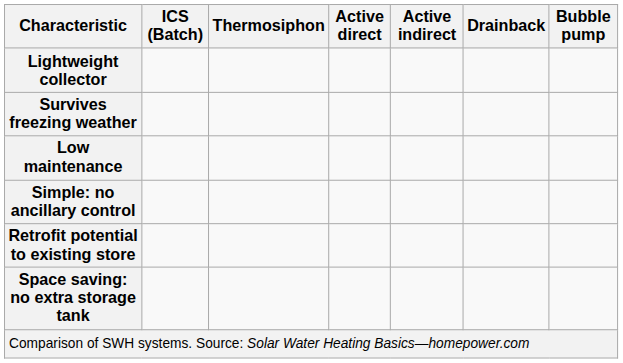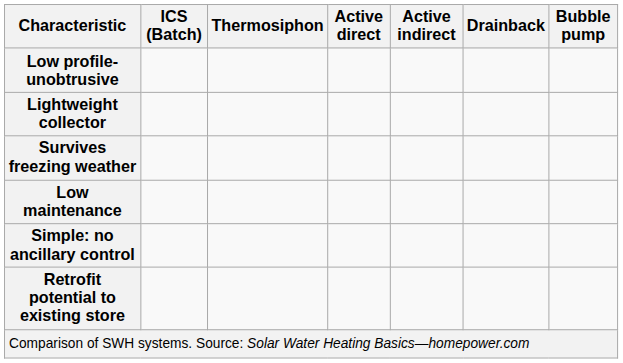+ row: (72, 70)
- row: (73, 298)
